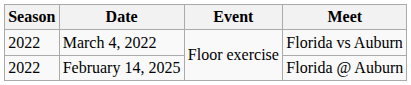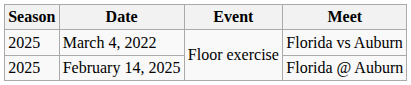(24, 42) 2022 -> (24, 42) 2025
(24, 67) 2022 -> (24, 67) 2025
